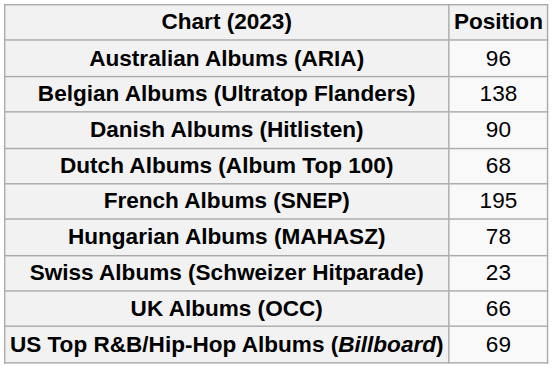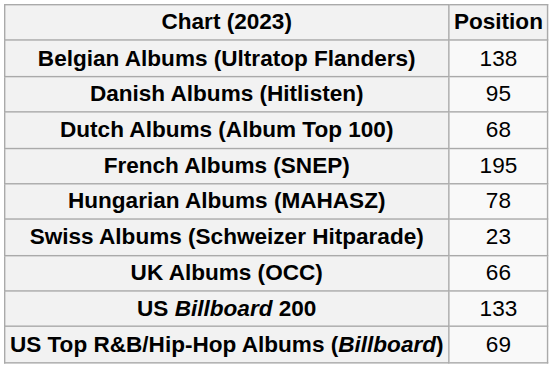- row: (227, 58)
(498, 129) 90 -> (498, 93) 95
+ row: (227, 308)
